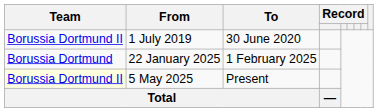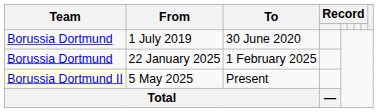(65, 39) Borussia Dortmund II -> (60, 39) Borussia Dortmund
